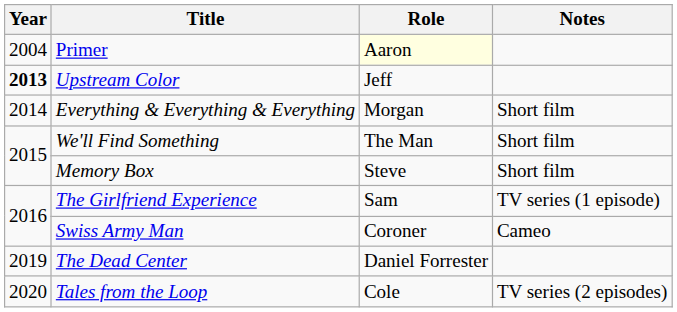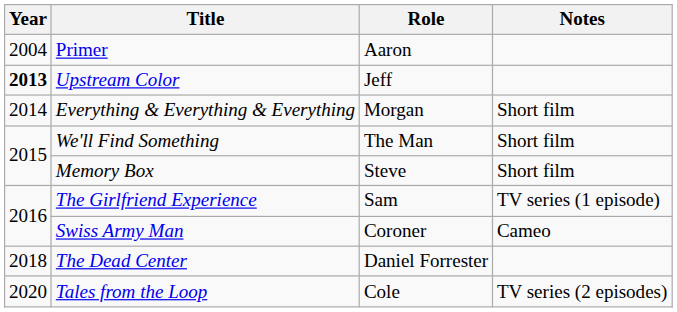(388, 49) lightyellow background -> (388, 49) no background
(28, 261) 2019 -> (28, 261) 2018
